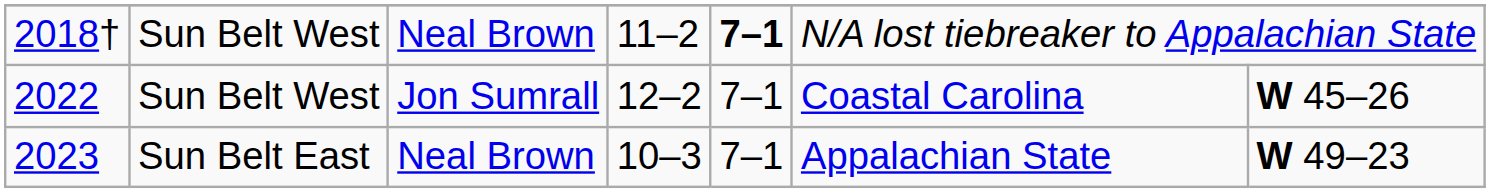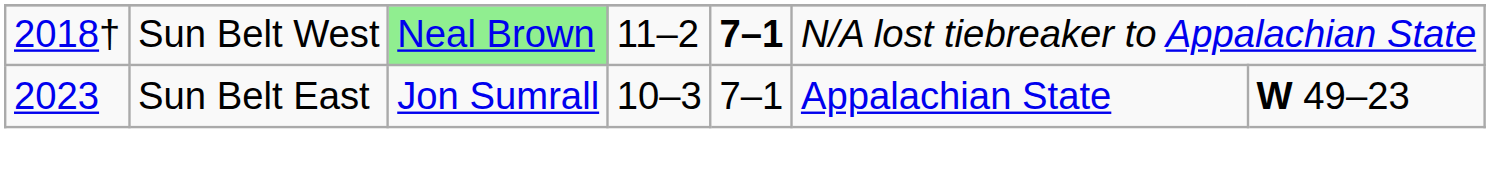(496, 34) no background -> (496, 34) lightgreen background
- row: (57, 95)
(496, 156) Neal Brown -> (498, 95) Jon Sumrall
